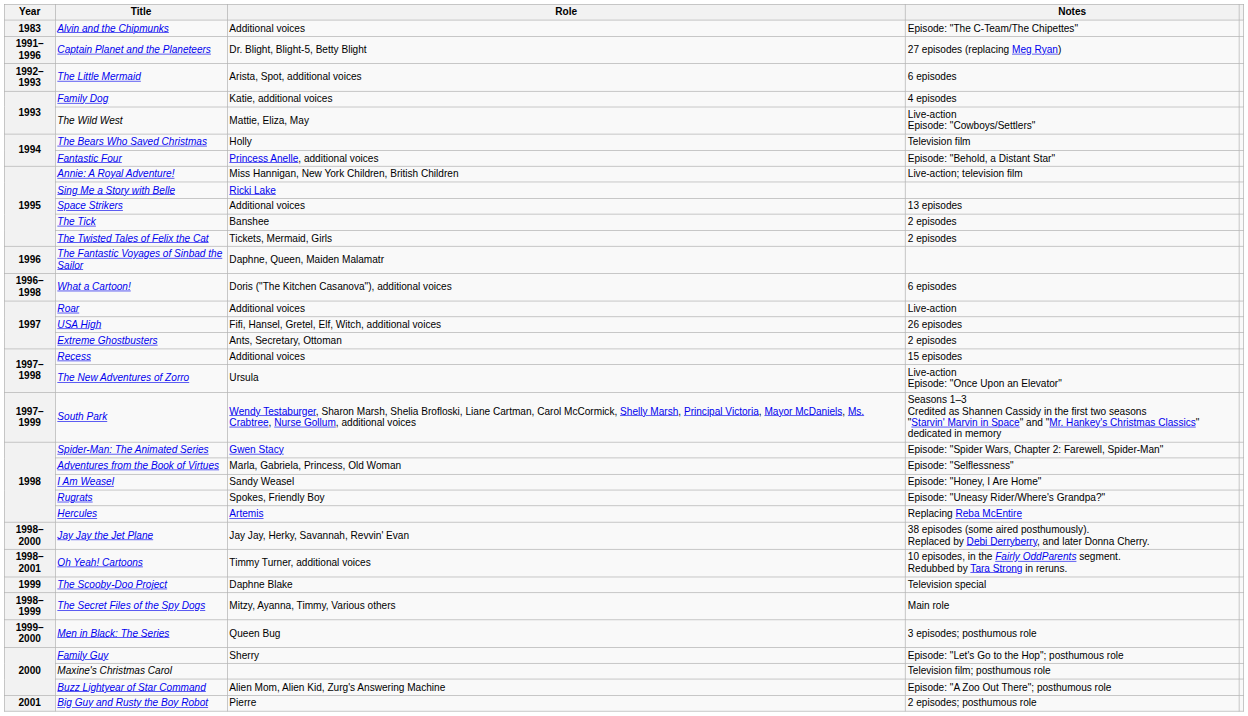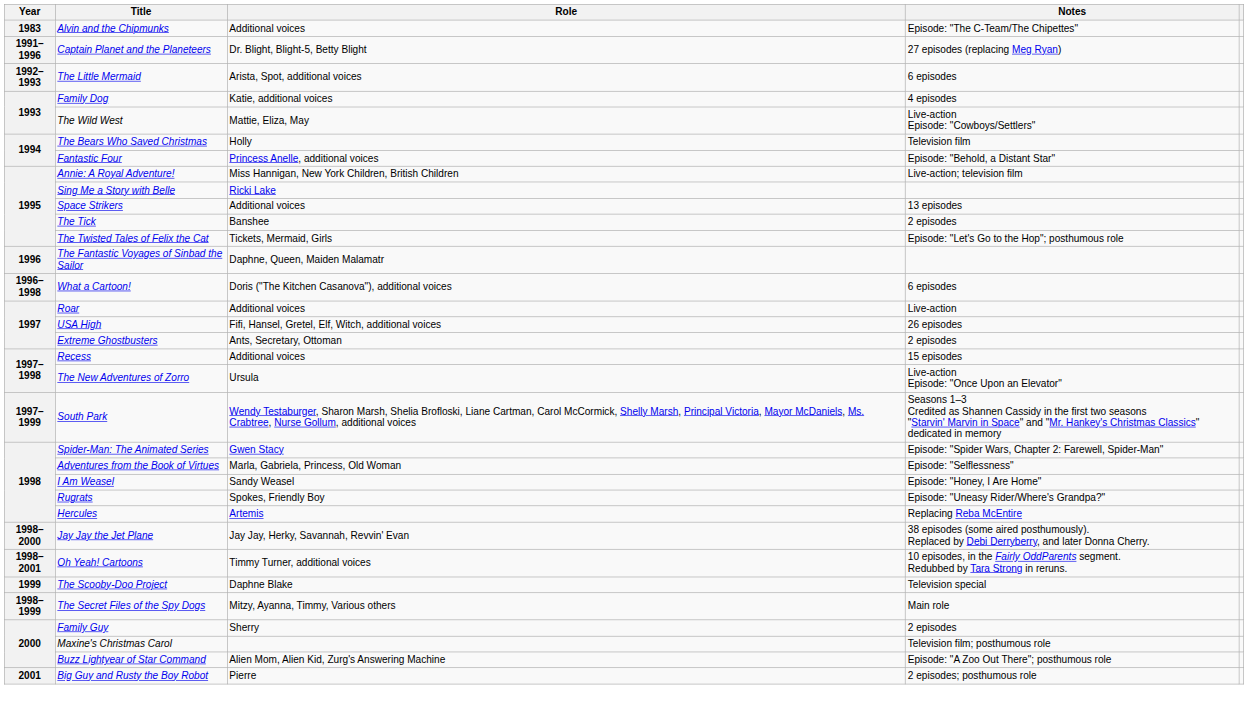(932, 238) 2 episodes -> (1016, 238) Episode: "Let's Go to the Hop"; posthumous role
- row: (113, 633)
(1016, 655) Episode: "Let's Go to the Hop"; posthumous role -> (932, 628) 2 episodes
